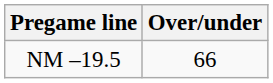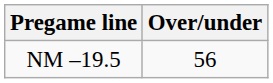(205, 58) 66 -> (205, 58) 56
